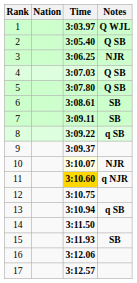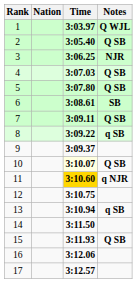(115, 118) SB -> (115, 118) Q SB
(115, 164) NJR -> (115, 164) Q SB
(115, 240) SB -> (115, 240) Q SB
